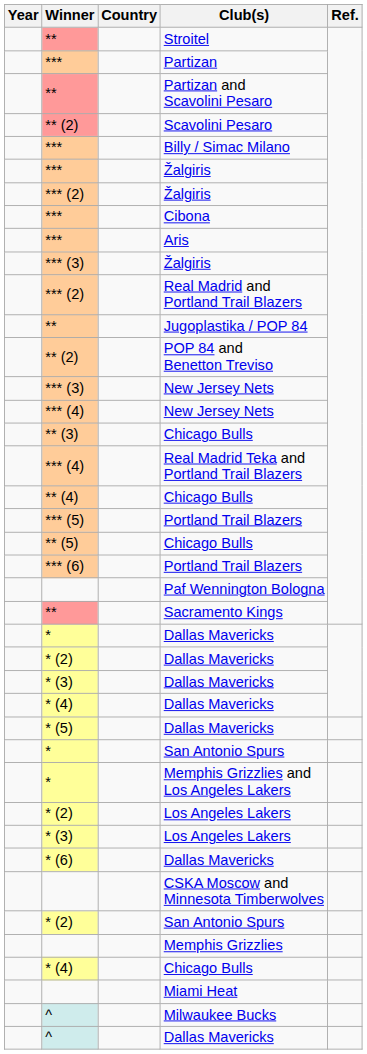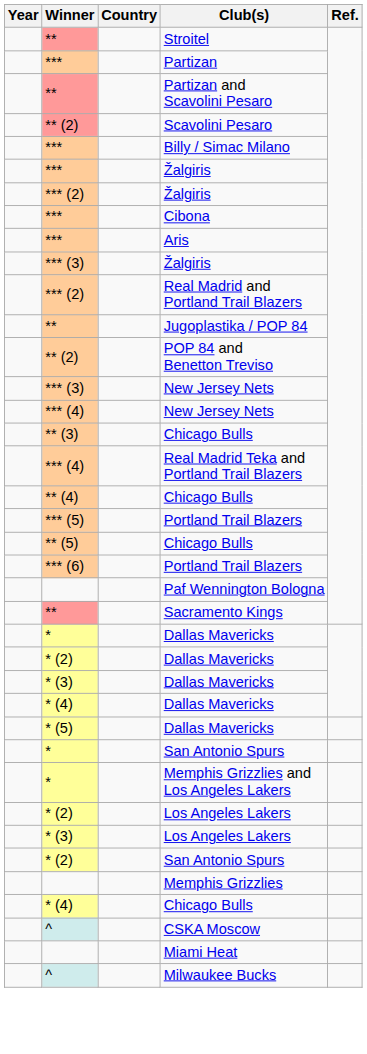- row: (59, 859)
- row: (70, 891)
+ row: (49, 929)
- row: (49, 1037)
